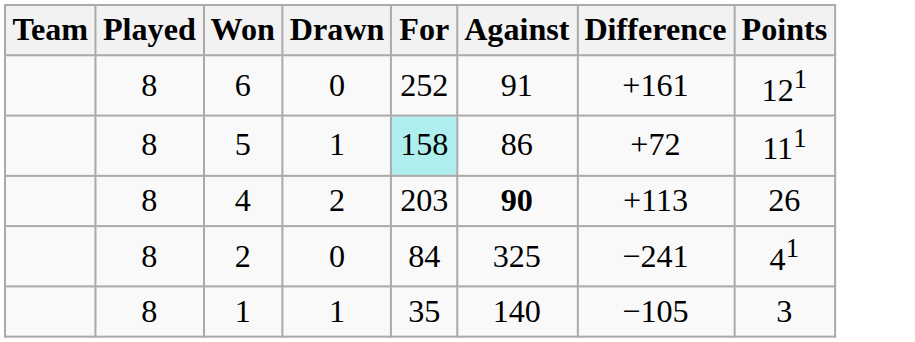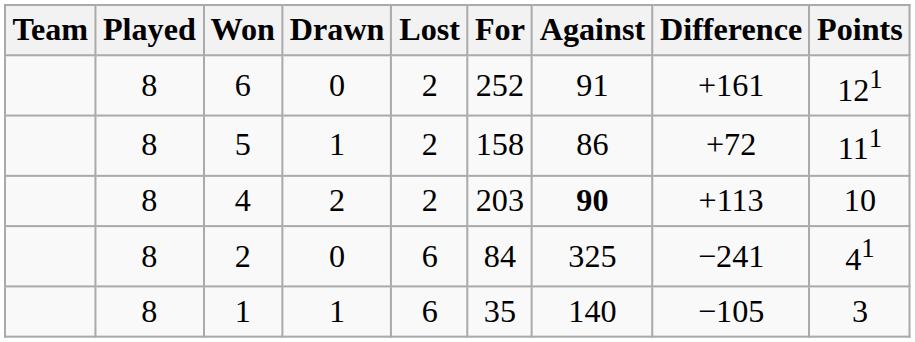+ column: (430, 30)
(424, 145) paleturquoise background -> (500, 145) no background
(784, 200) 26 -> (860, 200) 10
